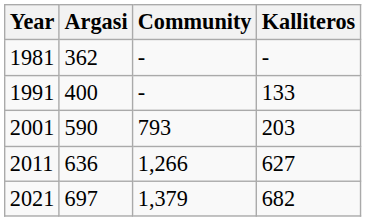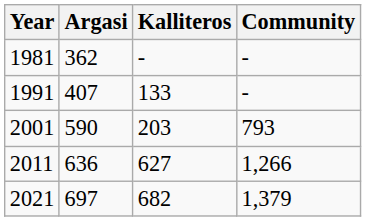columns swapped: (308, 22) <-> (195, 22)
(81, 92) 400 -> (81, 92) 407
